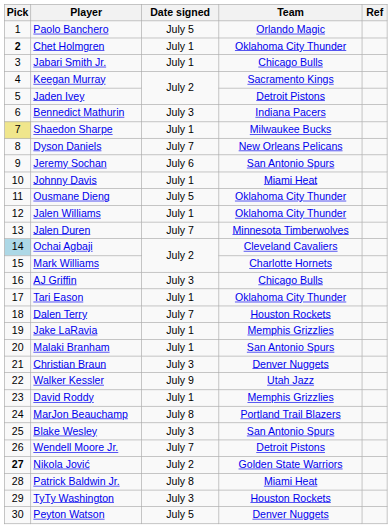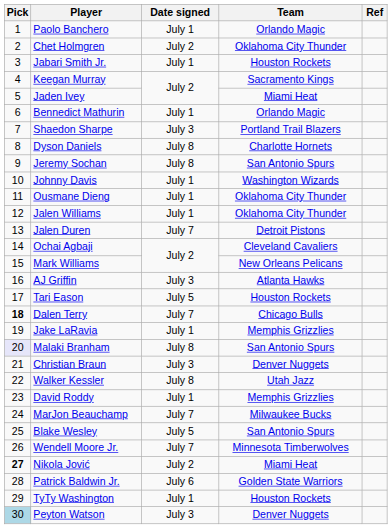(180, 29) July 5 -> (180, 29) July 1
(18, 46) bold -> (18, 46) normal
(180, 46) July 1 -> (180, 46) July 2
(291, 63) Chicago Bulls -> (291, 63) Houston Rockets
(291, 96) Detroit Pistons -> (291, 96) Miami Heat
(180, 113) July 3 -> (180, 113) July 1
(291, 113) Indiana Pacers -> (291, 113) Orlando Magic
(18, 130) khaki background -> (18, 130) no background
(180, 130) July 1 -> (180, 130) July 3
(291, 130) Milwaukee Bucks -> (291, 130) Portland Trail Blazers
(180, 146) July 7 -> (180, 146) July 8
(291, 146) New Orleans Pelicans -> (291, 146) Charlotte Hornets
(180, 163) July 6 -> (180, 163) July 8
(291, 180) Miami Heat -> (291, 180) Washington Wizards
(180, 197) July 5 -> (180, 197) July 1
(291, 230) Minnesota Timberwolves -> (291, 230) Detroit Pistons
(18, 247) lightblue background -> (18, 247) no background
(291, 264) Charlotte Hornets -> (291, 264) New Orleans Pelicans
(291, 280) Chicago Bulls -> (291, 280) Atlanta Hawks
(180, 297) July 1 -> (180, 297) July 5
(291, 297) Oklahoma City Thunder -> (291, 297) Houston Rockets
(18, 314) normal -> (18, 314) bold
(291, 314) Houston Rockets -> (291, 314) Chicago Bulls
(18, 347) no background -> (18, 347) lavender background
(180, 347) July 1 -> (180, 347) July 8
(180, 381) July 9 -> (180, 381) July 8
(180, 414) July 8 -> (180, 414) July 7
(291, 414) Portland Trail Blazers -> (291, 414) Milwaukee Bucks
(180, 431) July 3 -> (180, 431) July 5
(291, 448) Detroit Pistons -> (291, 448) Minnesota Timberwolves
(291, 465) Golden State Warriors -> (291, 465) Miami Heat
(180, 481) July 8 -> (180, 481) July 6
(291, 481) Miami Heat -> (291, 481) Golden State Warriors
(180, 498) July 3 -> (180, 498) July 1
(18, 515) no background -> (18, 515) lightblue background
(180, 515) July 5 -> (180, 515) July 3
